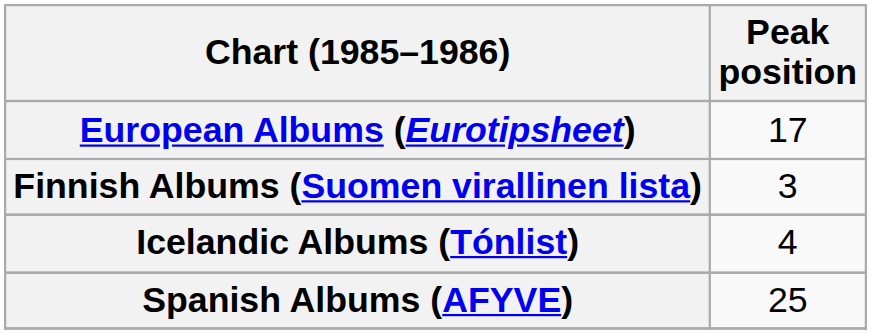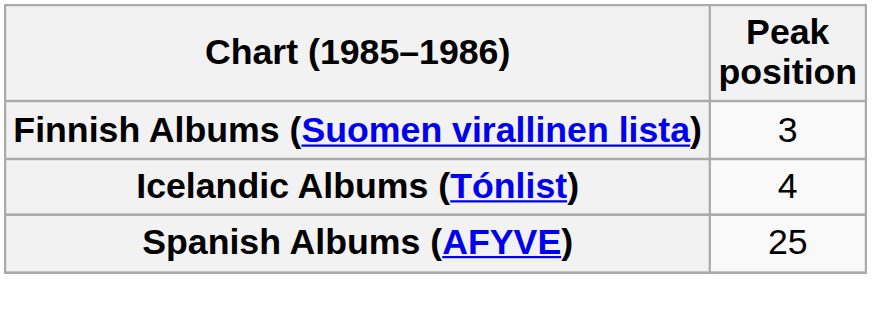- row: (358, 129)
